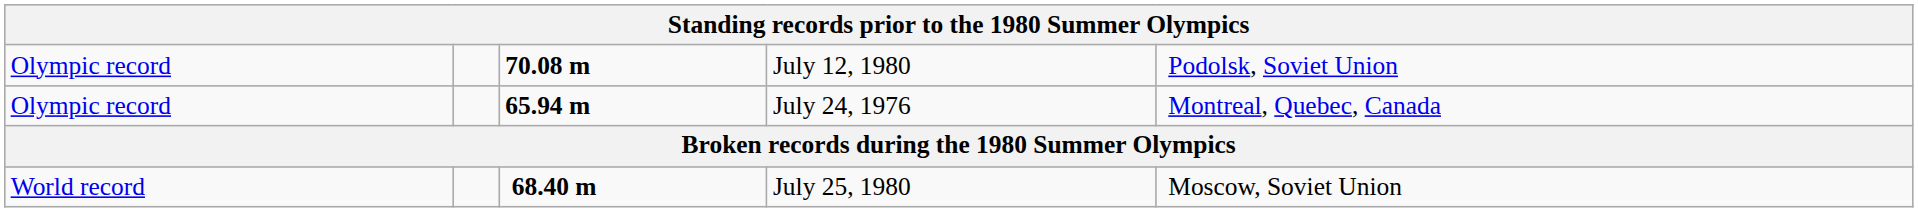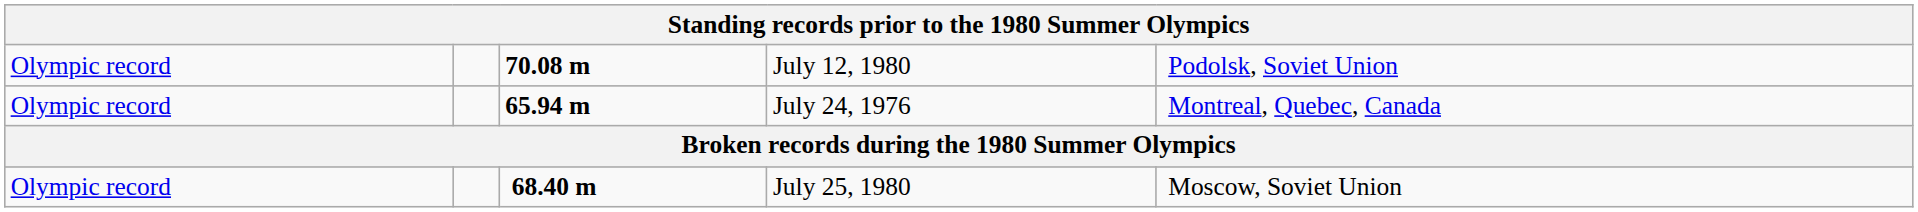(78, 186) World record -> (91, 186) Olympic record
